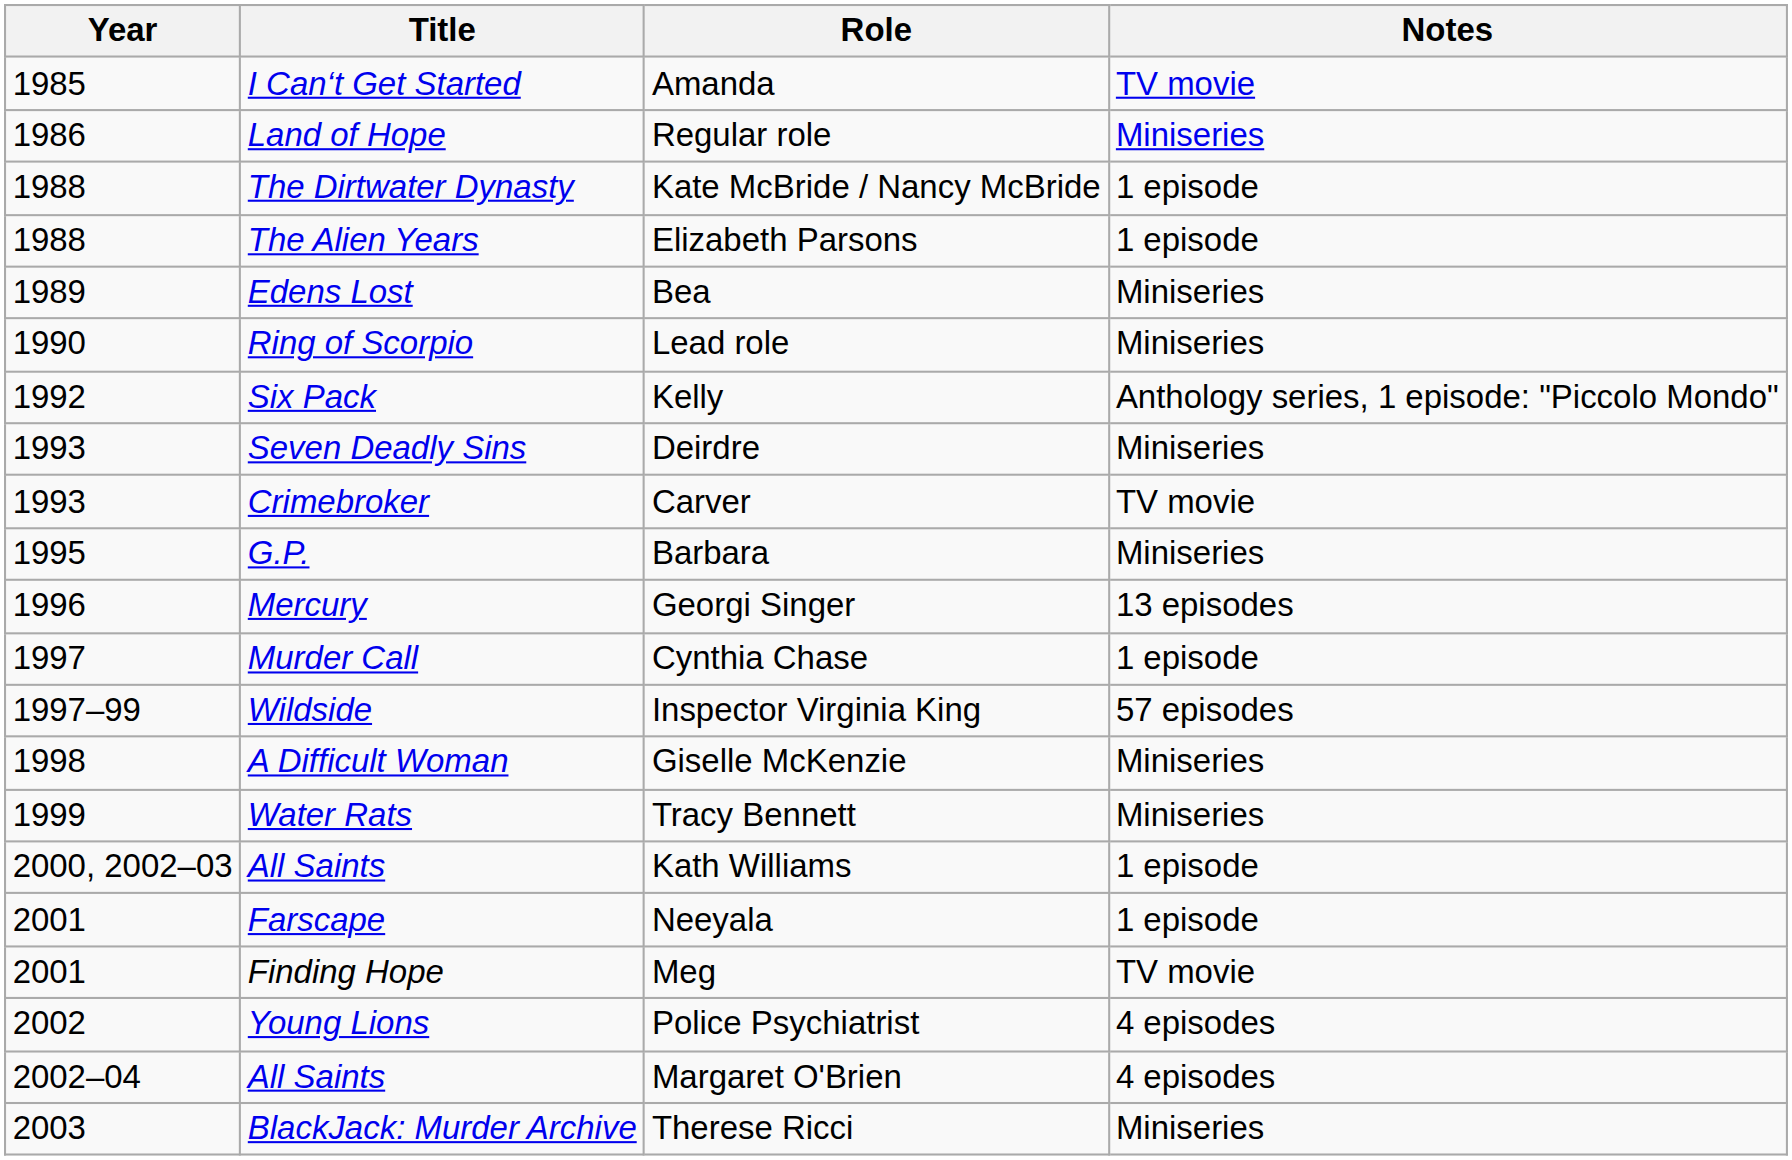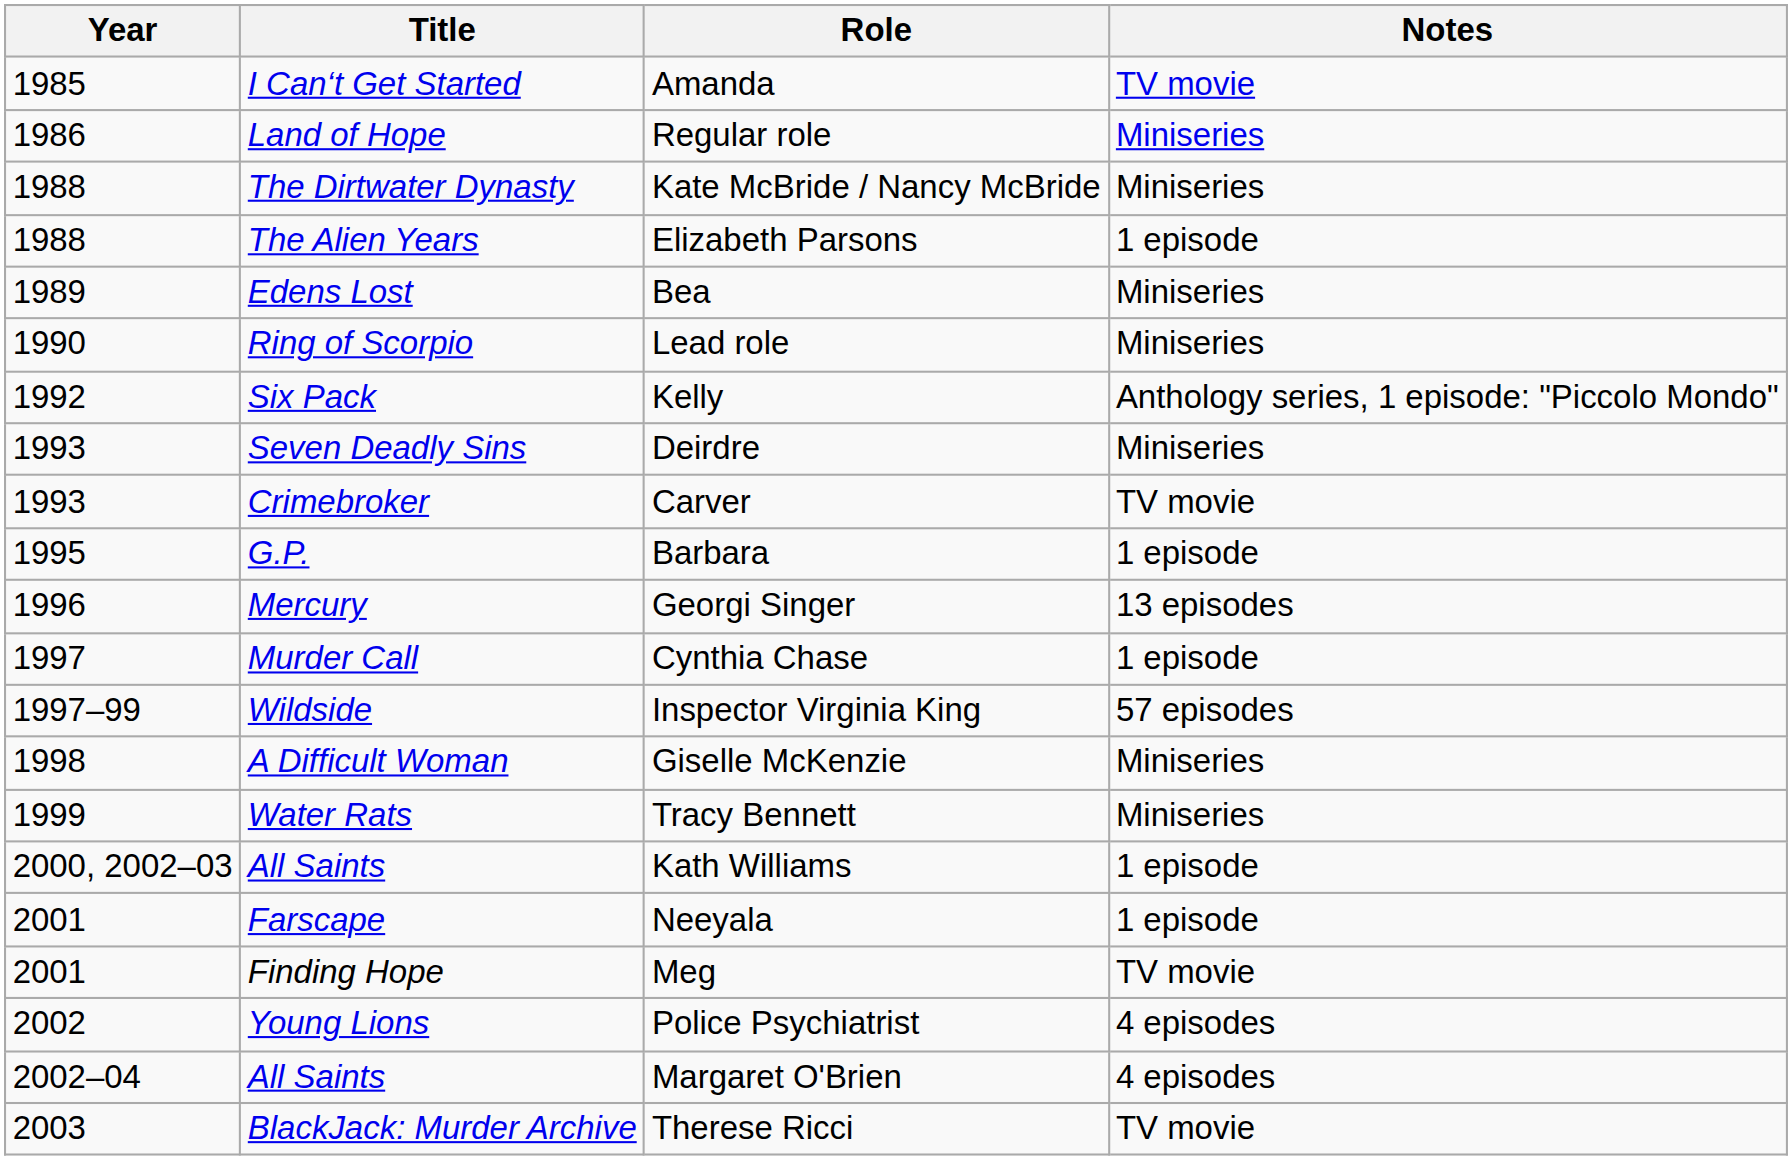(1187, 187) 1 episode -> (1190, 187) Miniseries
(1190, 553) Miniseries -> (1187, 553) 1 episode
(1190, 1128) Miniseries -> (1185, 1128) TV movie
